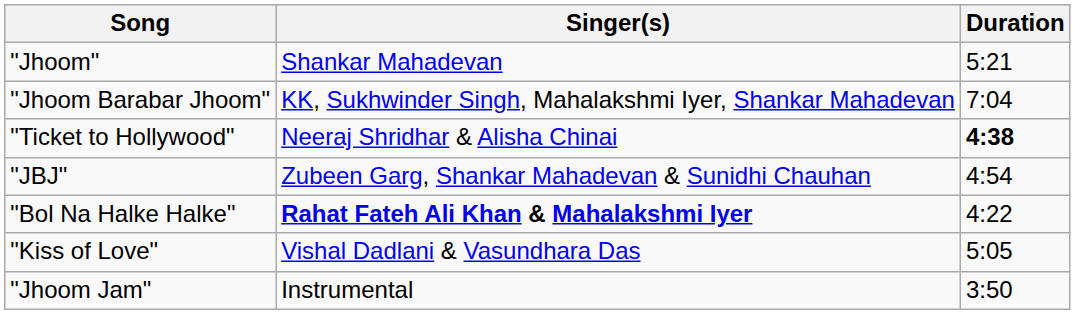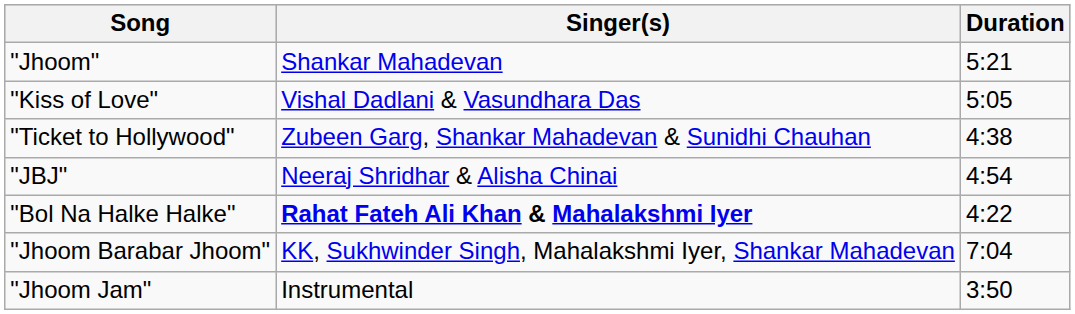rows swapped: (84, 251) <-> (140, 99)
(449, 137) Neeraj Shridhar & Alisha Chinai -> (576, 137) Zubeen Garg, Shankar Mahadevan & Sunidhi Chauhan
(990, 137) bold -> (989, 137) normal
(576, 175) Zubeen Garg, Shankar Mahadevan & Sunidhi Chauhan -> (449, 175) Neeraj Shridhar & Alisha Chinai
